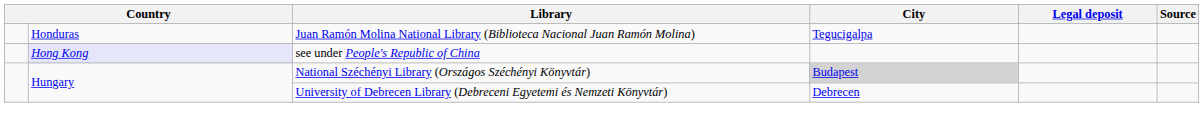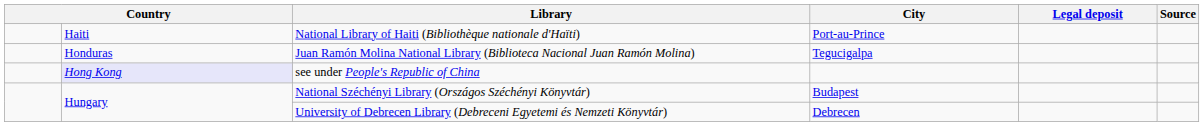+ row: (438, 33)
(835, 72) lightgrey background -> (835, 92) no background
